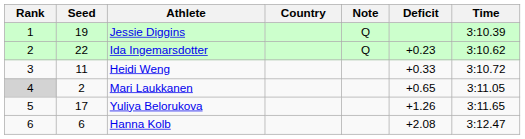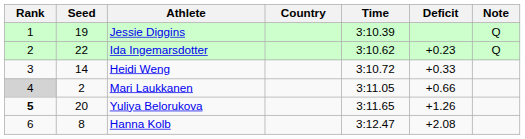columns swapped: (486, 13) <-> (365, 13)
(82, 69) 11 -> (82, 69) 14
(421, 87) +0.65 -> (441, 87) +0.66
(30, 106) normal -> (30, 106) bold
(82, 106) 17 -> (82, 106) 20
(82, 124) 6 -> (82, 124) 8
